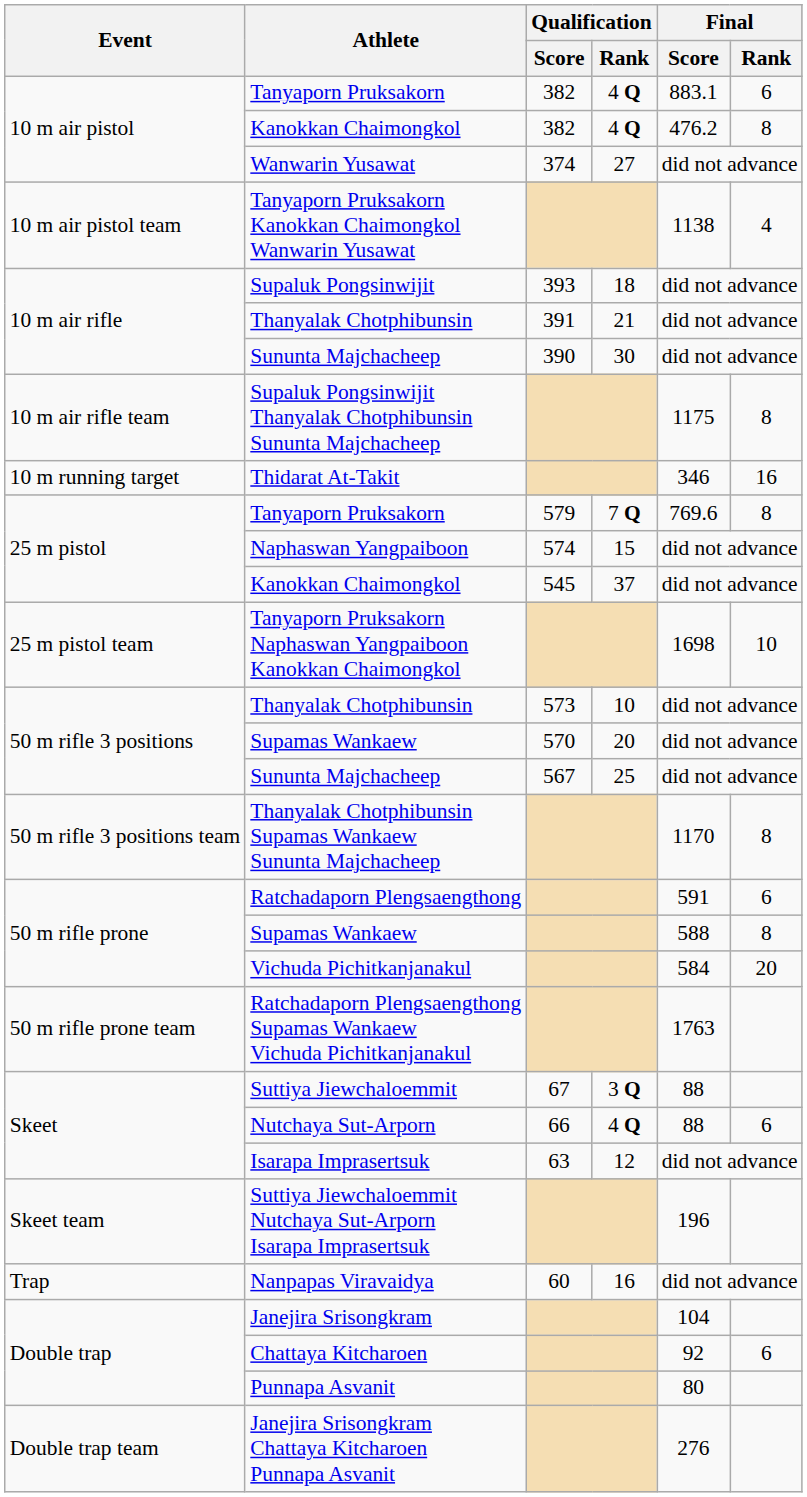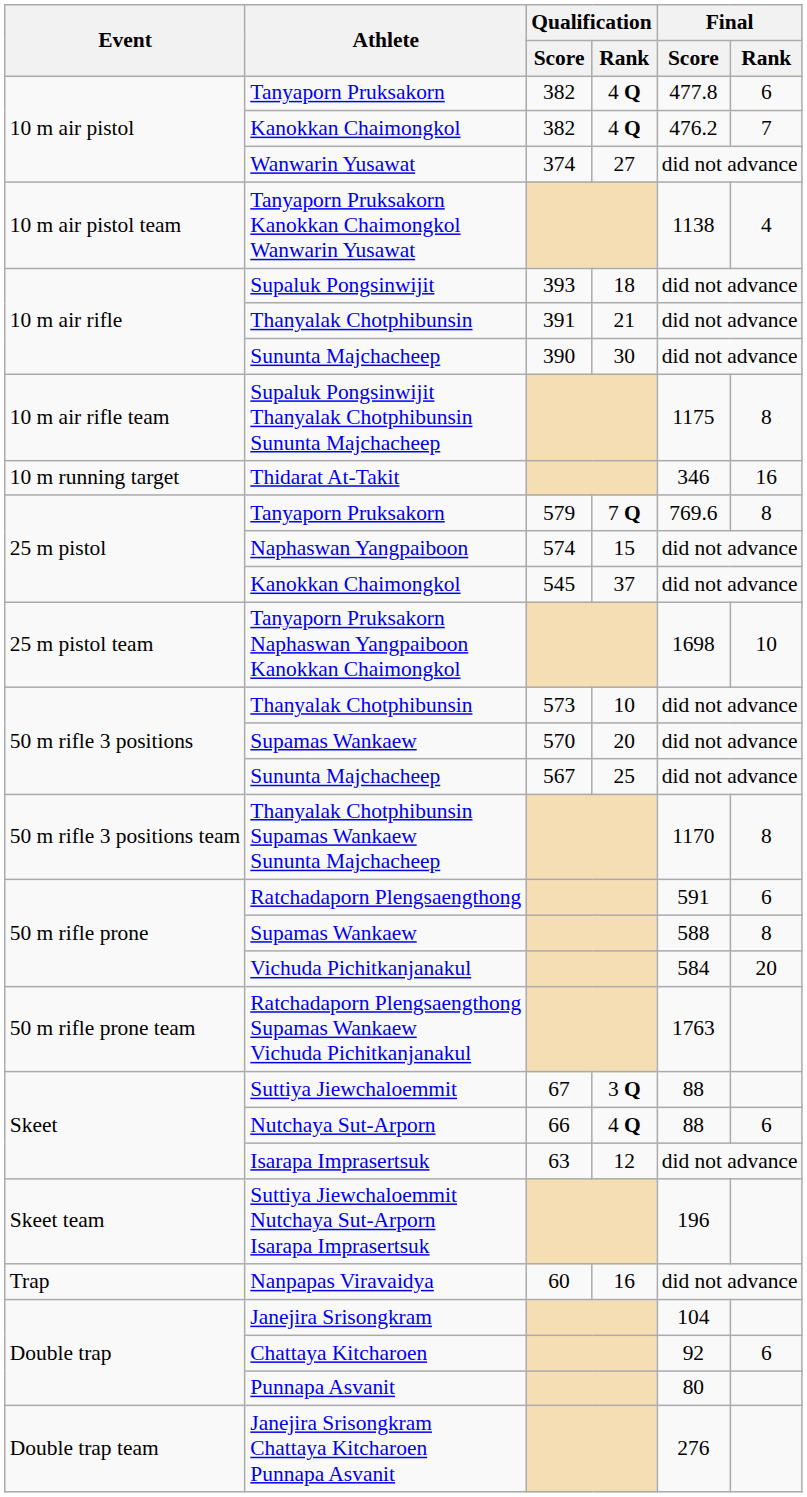(693, 93) 883.1 -> (693, 93) 477.8
(766, 128) 8 -> (766, 128) 7
